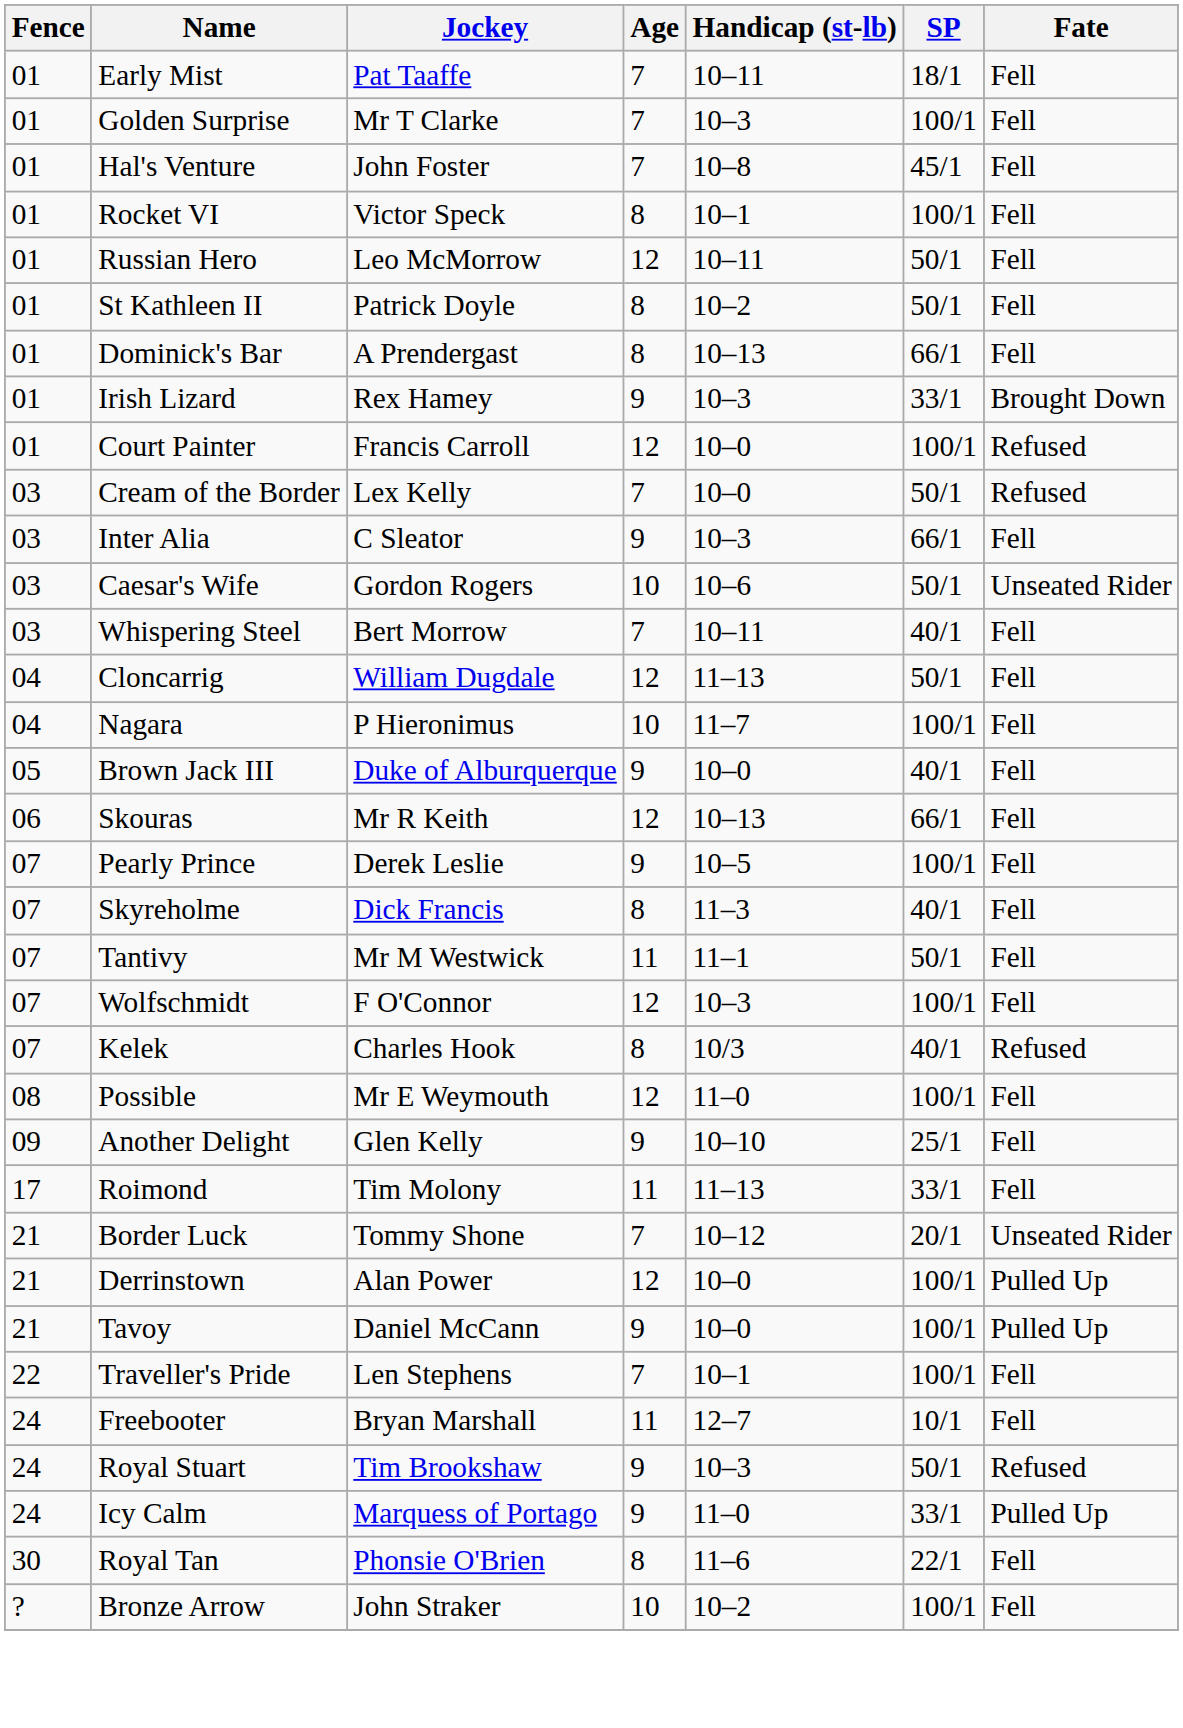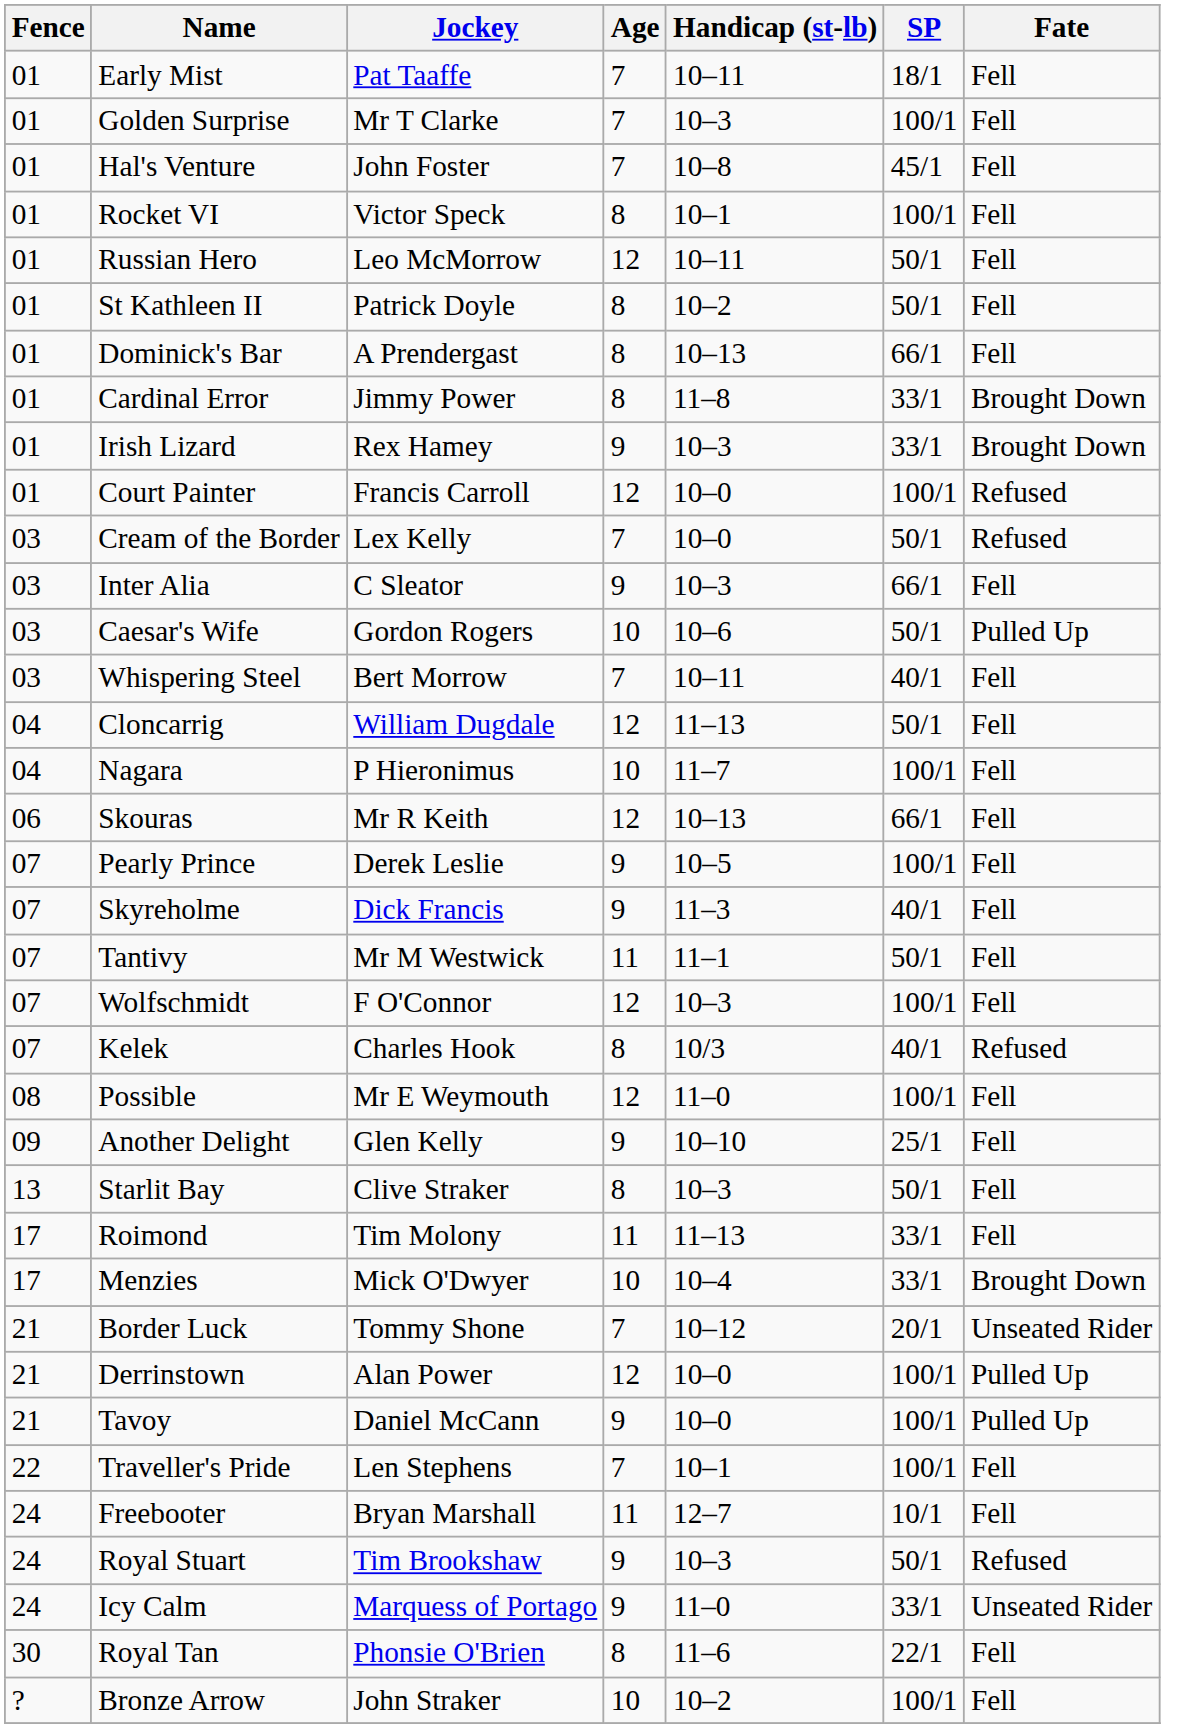+ row: (183, 399)
(1081, 584) Unseated Rider -> (1030, 631) Pulled Up
- row: (186, 770)
(638, 910) 8 -> (618, 910) 9
+ row: (161, 1188)
+ row: (148, 1281)
(1049, 1513) Pulled Up -> (1062, 1606) Unseated Rider
